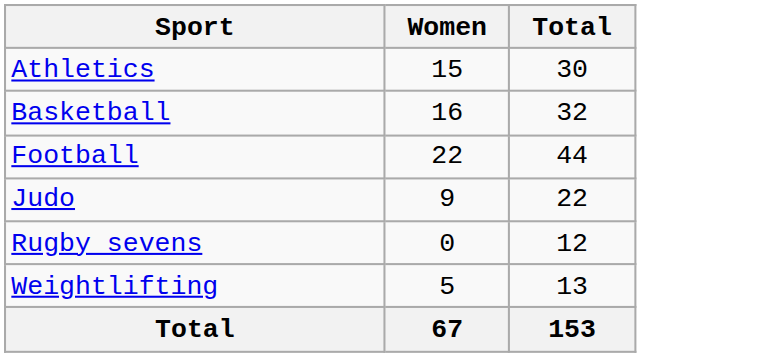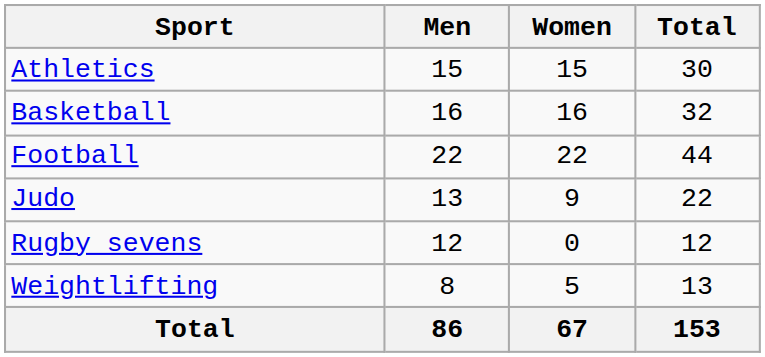+ column: (447, 27)
